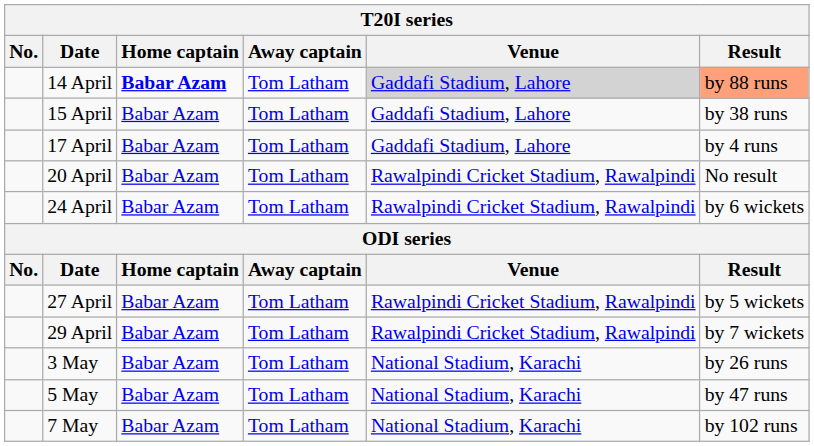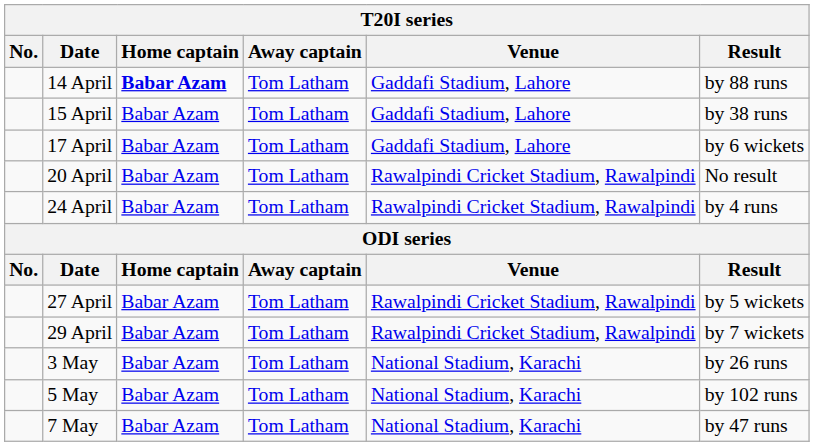(471, 82) lightgrey background -> (471, 82) no background
(746, 82) lightsalmon background -> (746, 82) no background
(741, 144) by 4 runs -> (754, 144) by 6 wickets
(754, 207) by 6 wickets -> (741, 207) by 4 runs
(746, 394) by 47 runs -> (751, 394) by 102 runs
(751, 425) by 102 runs -> (746, 425) by 47 runs
